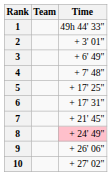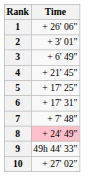- column: (45, 12)
(82, 27) 49h 44' 33" -> (60, 27) + 26' 06"
(89, 73) + 7' 48" -> (60, 73) + 21' 45"
(87, 118) + 21' 45" -> (62, 118) + 7' 48"
(87, 149) + 26' 06" -> (55, 149) 49h 44' 33"
